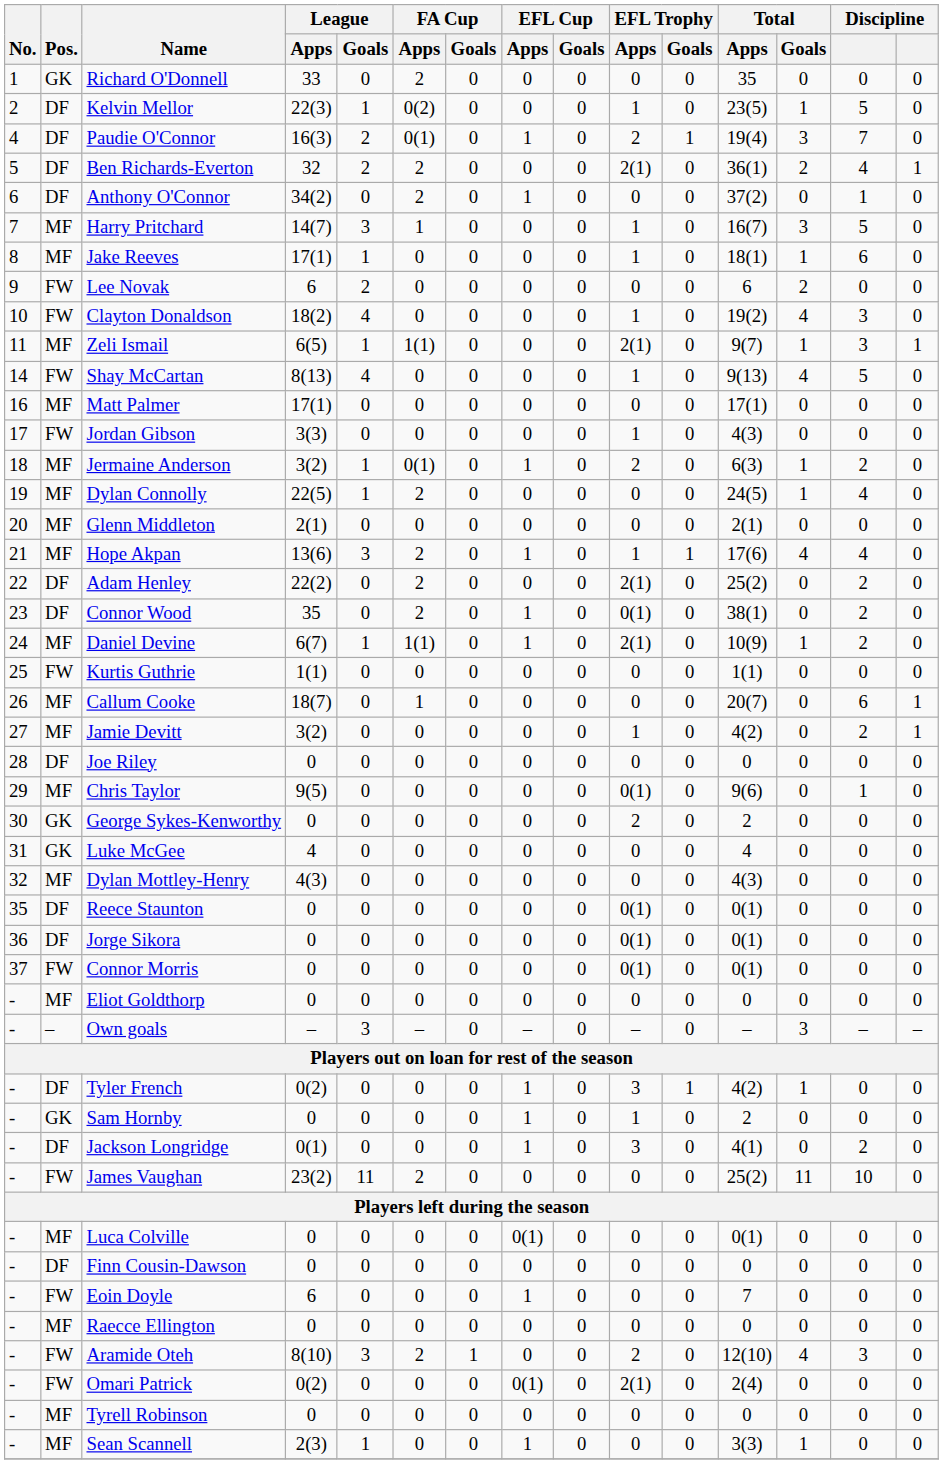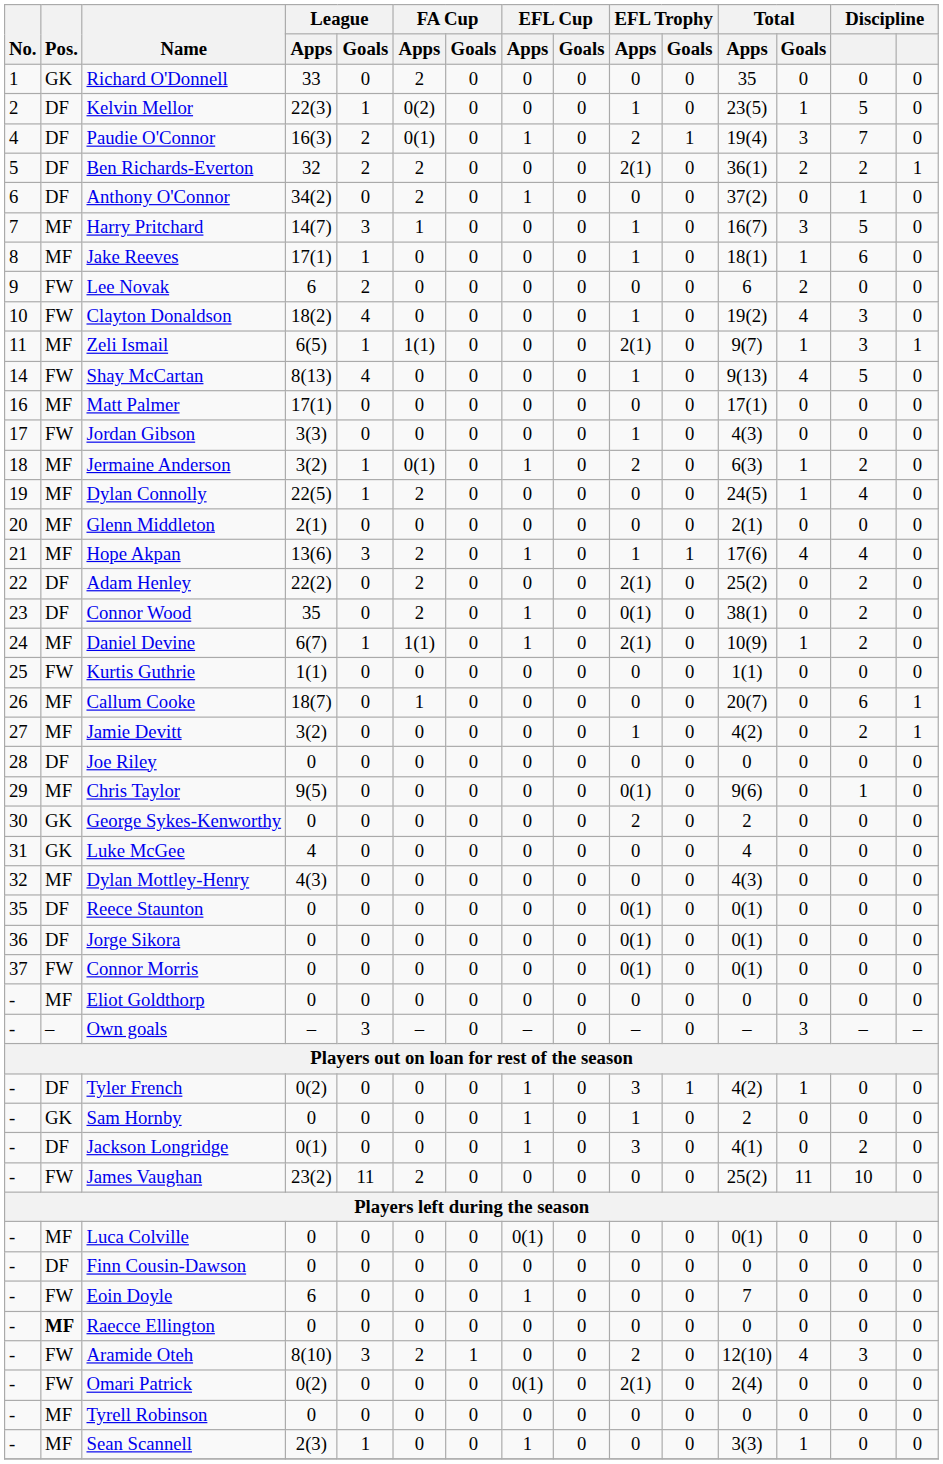(863, 167) 4 -> (863, 167) 2
(59, 1325) normal -> (60, 1325) bold
